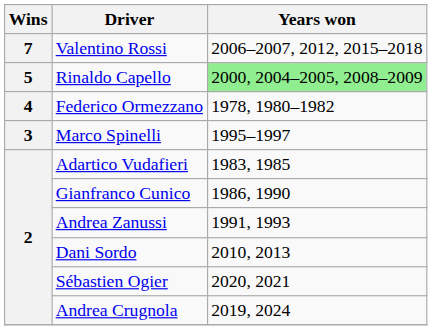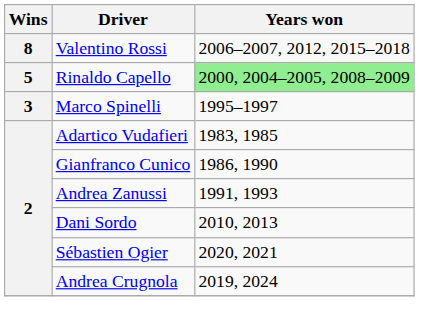(28, 48) 7 -> (28, 48) 8
- row: (129, 106)
